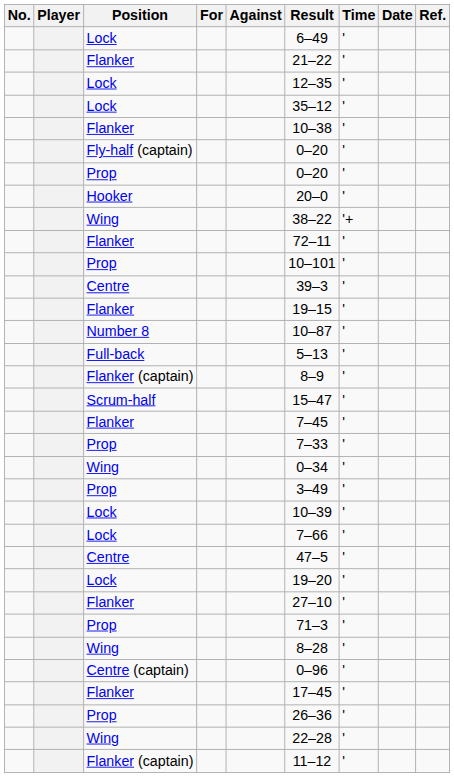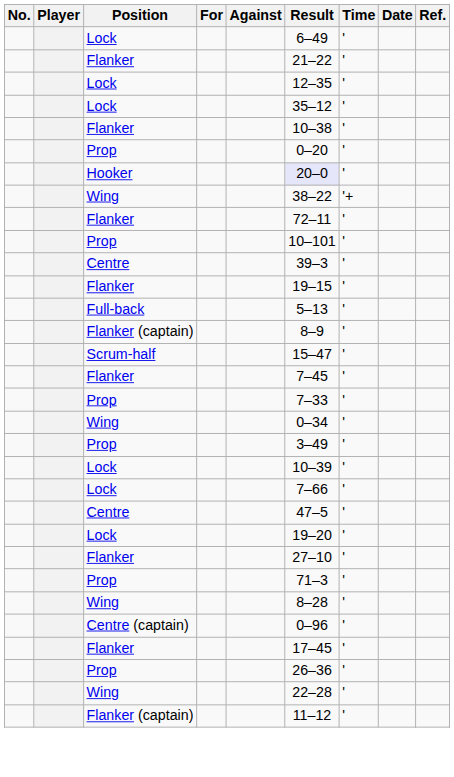- row: (19, 151)
(312, 196) no background -> (312, 173) lavender background
- row: (19, 332)
